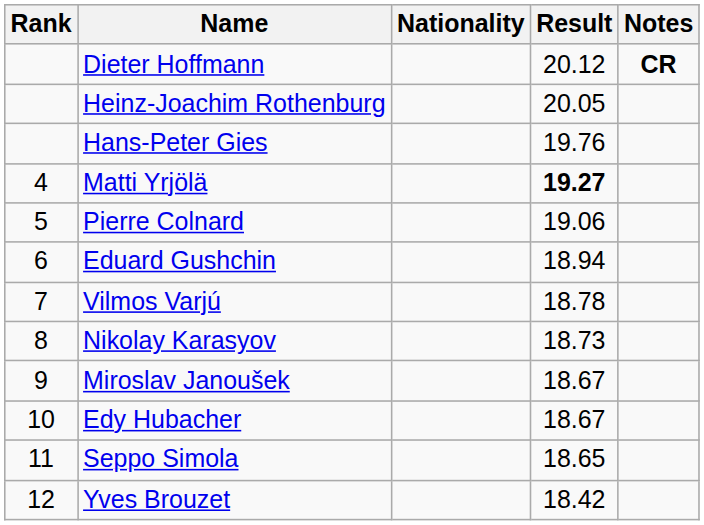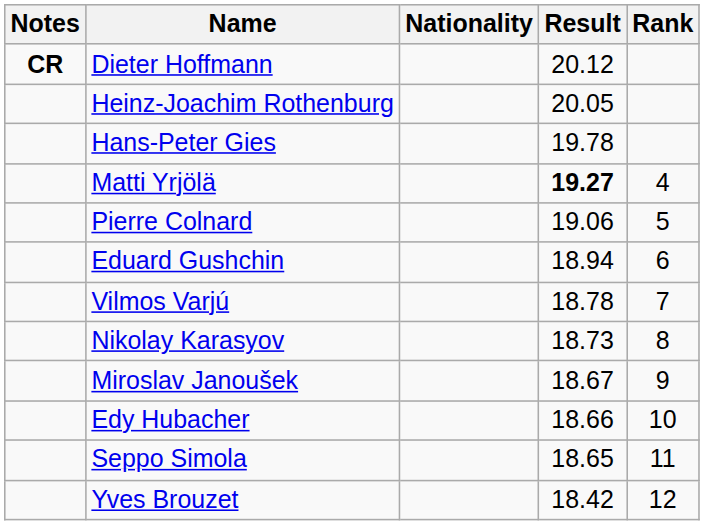columns swapped: (41, 24) <-> (659, 24)
(574, 143) 19.76 -> (583, 143) 19.78
(574, 420) 18.67 -> (583, 420) 18.66
